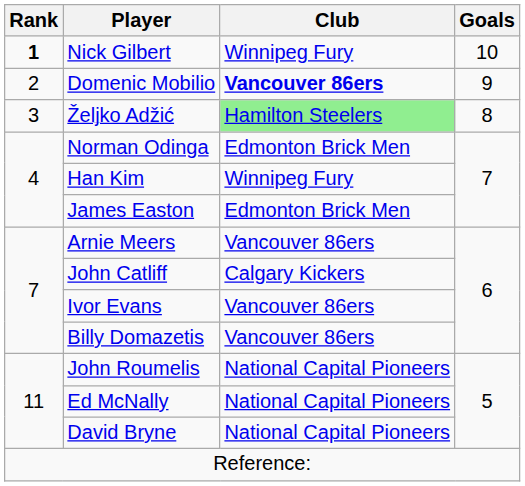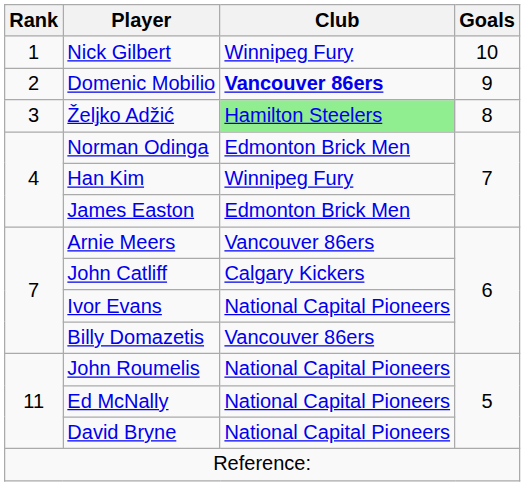(34, 52) bold -> (34, 52) normal
(299, 305) Vancouver 86ers -> (337, 305) National Capital Pioneers
